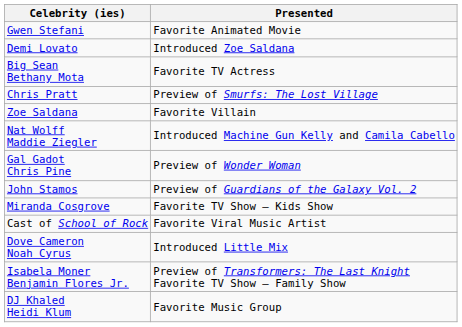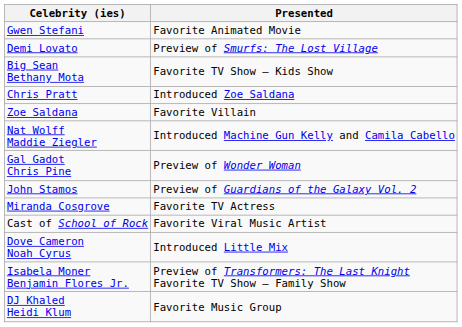(224, 48) Introduced Zoe Saldana -> (266, 48) Preview of Smurfs: The Lost Village
(214, 71) Favorite TV Actress -> (243, 71) Favorite TV Show – Kids Show
(266, 95) Preview of Smurfs: The Lost Village -> (224, 95) Introduced Zoe Saldana
(243, 206) Favorite TV Show – Kids Show -> (214, 206) Favorite TV Actress
